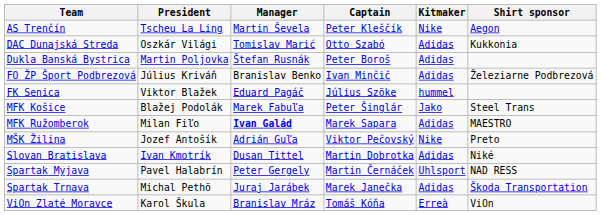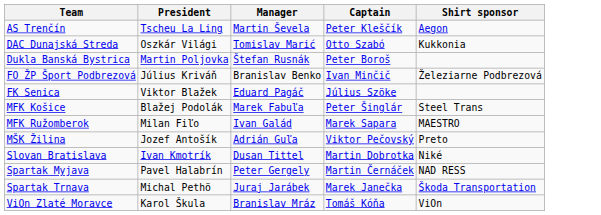- column: (442, 12)
(263, 124) bold -> (263, 124) normal
